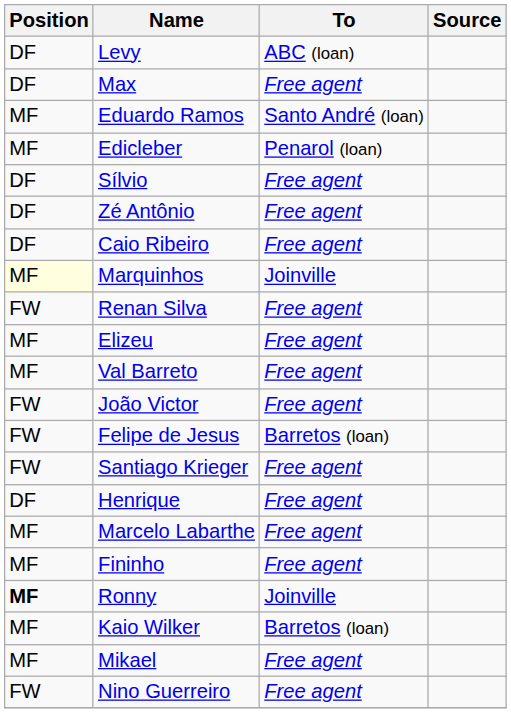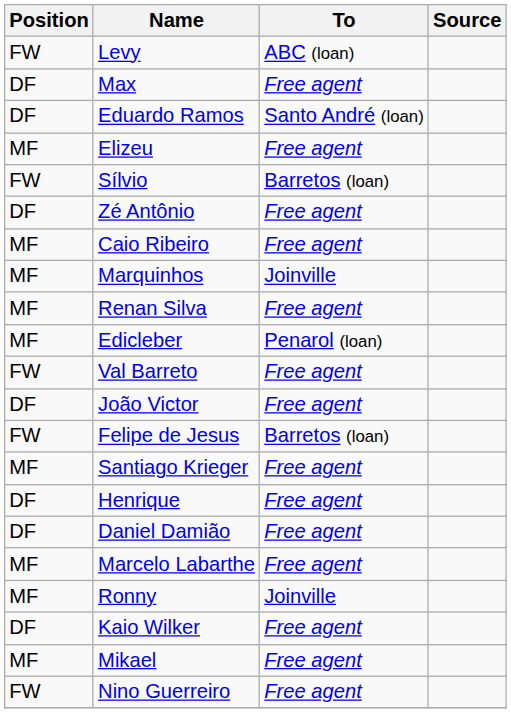(23, 52) DF -> (25, 52) FW
(24, 116) MF -> (23, 116) DF
rows swapped: (140, 148) <-> (126, 340)
(23, 180) DF -> (25, 180) FW
(313, 180) Free agent -> (327, 180) Barretos (loan)
(23, 244) DF -> (24, 244) MF
(24, 276) lightyellow background -> (24, 276) no background
(25, 308) FW -> (24, 308) MF
(24, 372) MF -> (25, 372) FW
(25, 404) FW -> (23, 404) DF
(25, 468) FW -> (24, 468) MF
+ row: (164, 532)
- row: (131, 564)
(24, 595) bold -> (24, 595) normal
(24, 627) MF -> (23, 627) DF
(327, 627) Barretos (loan) -> (313, 627) Free agent
